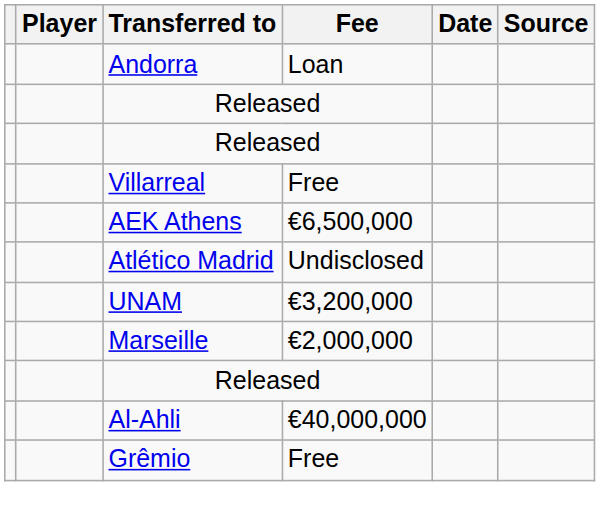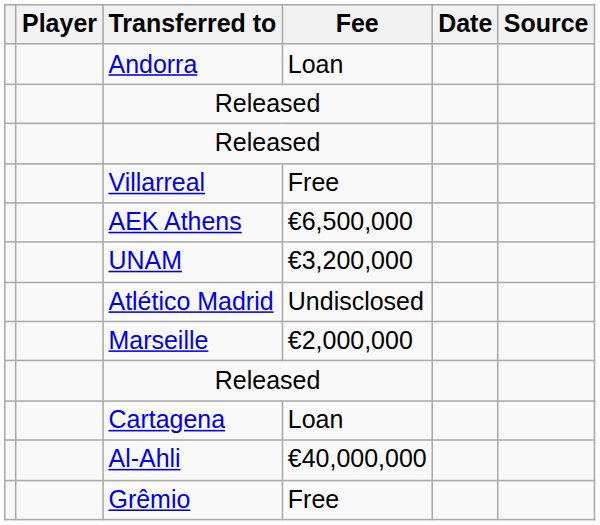rows swapped: (145, 301) <-> (191, 261)
+ row: (167, 420)
